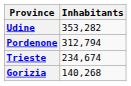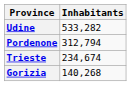(81, 27) 353,282 -> (81, 27) 533,282
